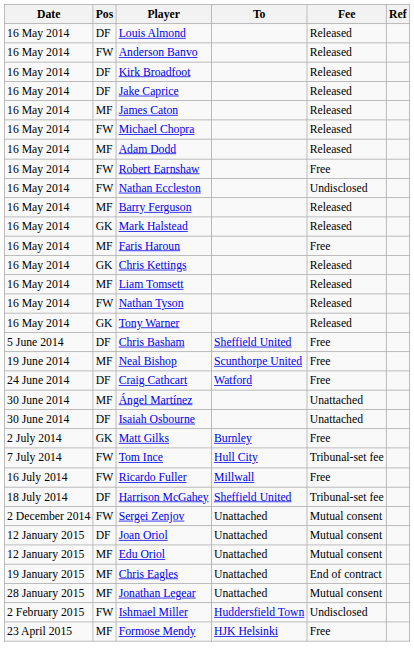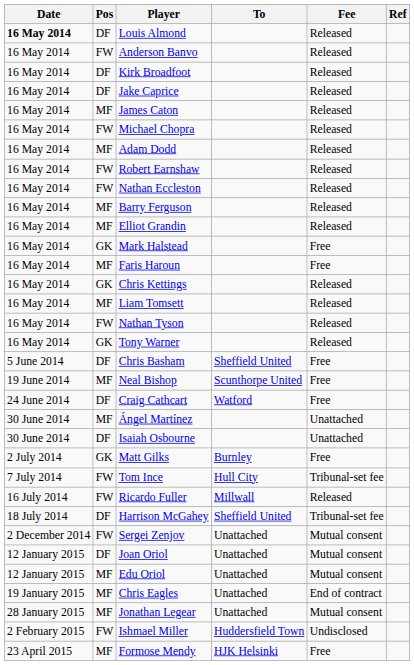(38, 33) normal -> (39, 33) bold
(320, 168) Free -> (331, 168) Released
(339, 188) Undisclosed -> (331, 188) Released
+ row: (152, 226)
(331, 226) Released -> (320, 245) Free
(320, 477) Free -> (331, 496) Released
